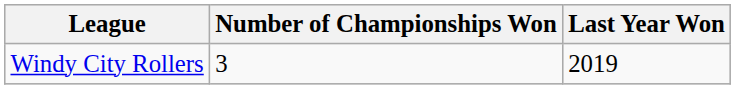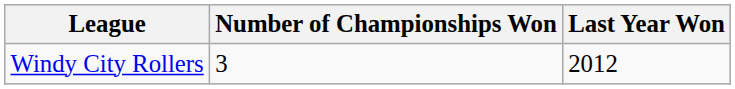(593, 63) 2019 -> (593, 63) 2012
